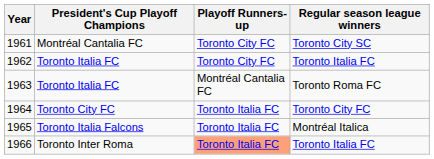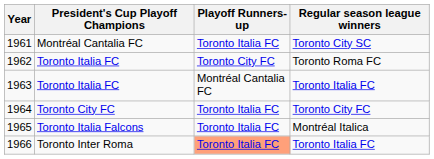(236, 43) Toronto City FC -> (238, 43) Toronto Italia FC
(334, 61) Toronto Italia FC -> (337, 61) Toronto Roma FC
(337, 85) Toronto Roma FC -> (334, 85) Toronto Italia FC
